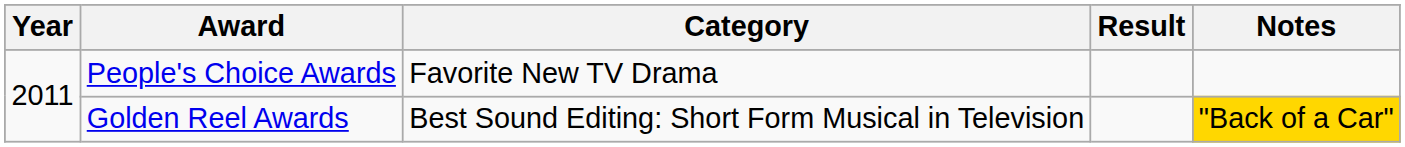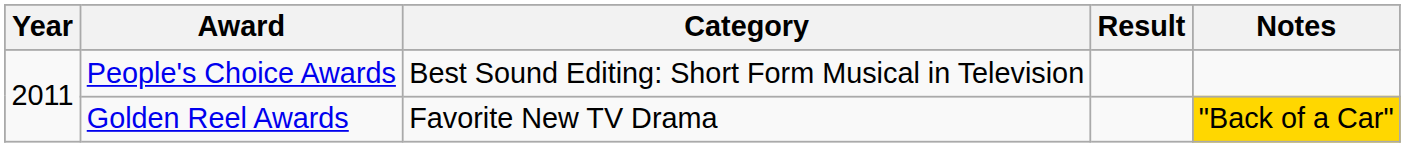(563, 73) Favorite New TV Drama -> (747, 73) Best Sound Editing: Short Form Musical in Television
(747, 118) Best Sound Editing: Short Form Musical in Television -> (563, 118) Favorite New TV Drama
